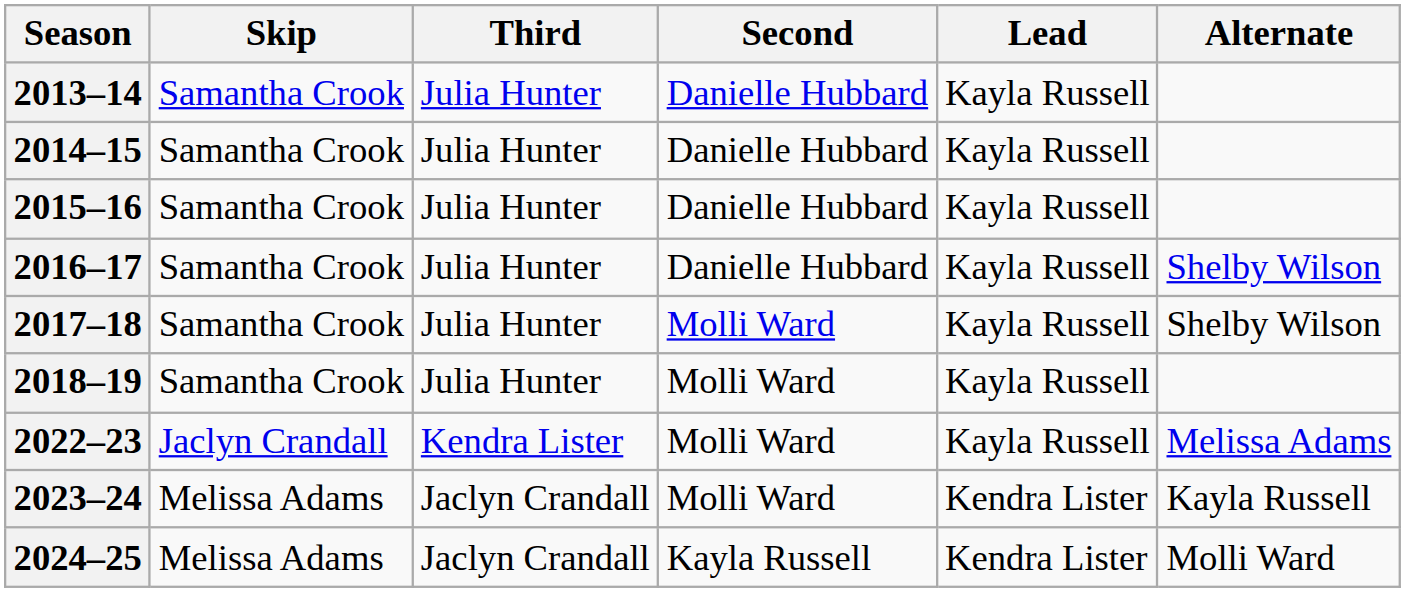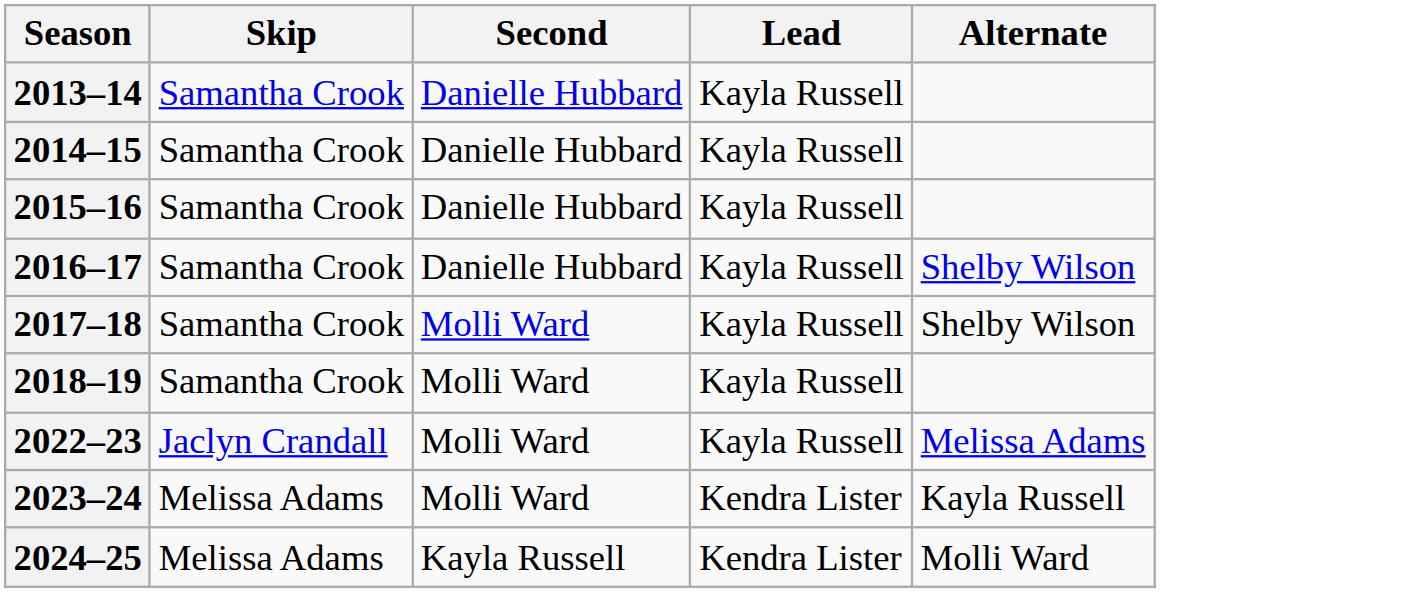- column: (535, 33)
